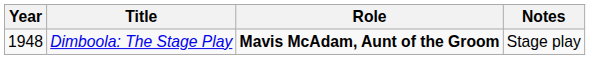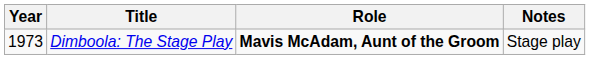(26, 41) 1948 -> (26, 41) 1973
